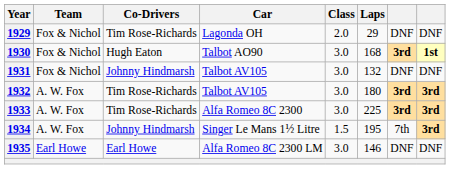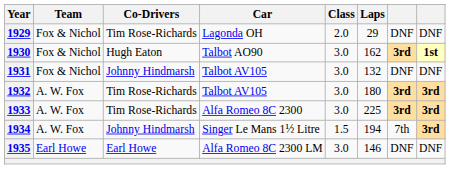(372, 52) 168 -> (372, 52) 162
(372, 129) 195 -> (372, 129) 194
